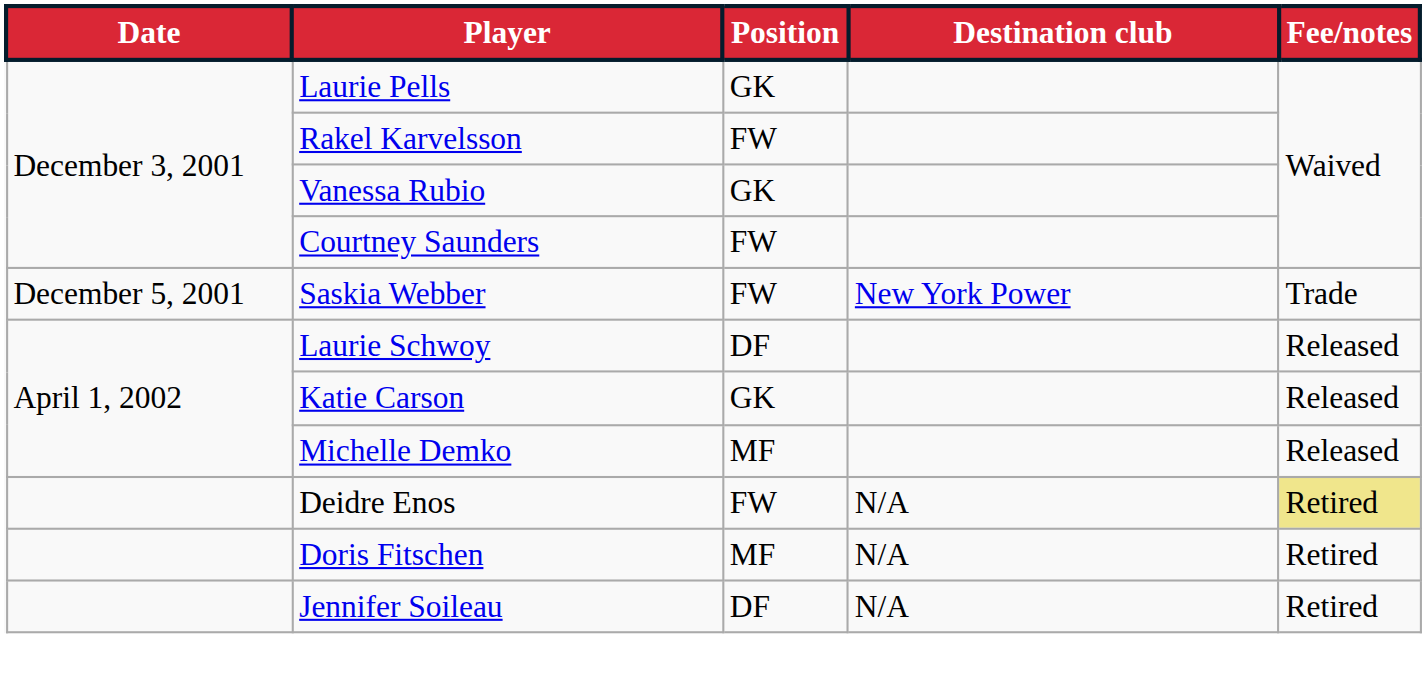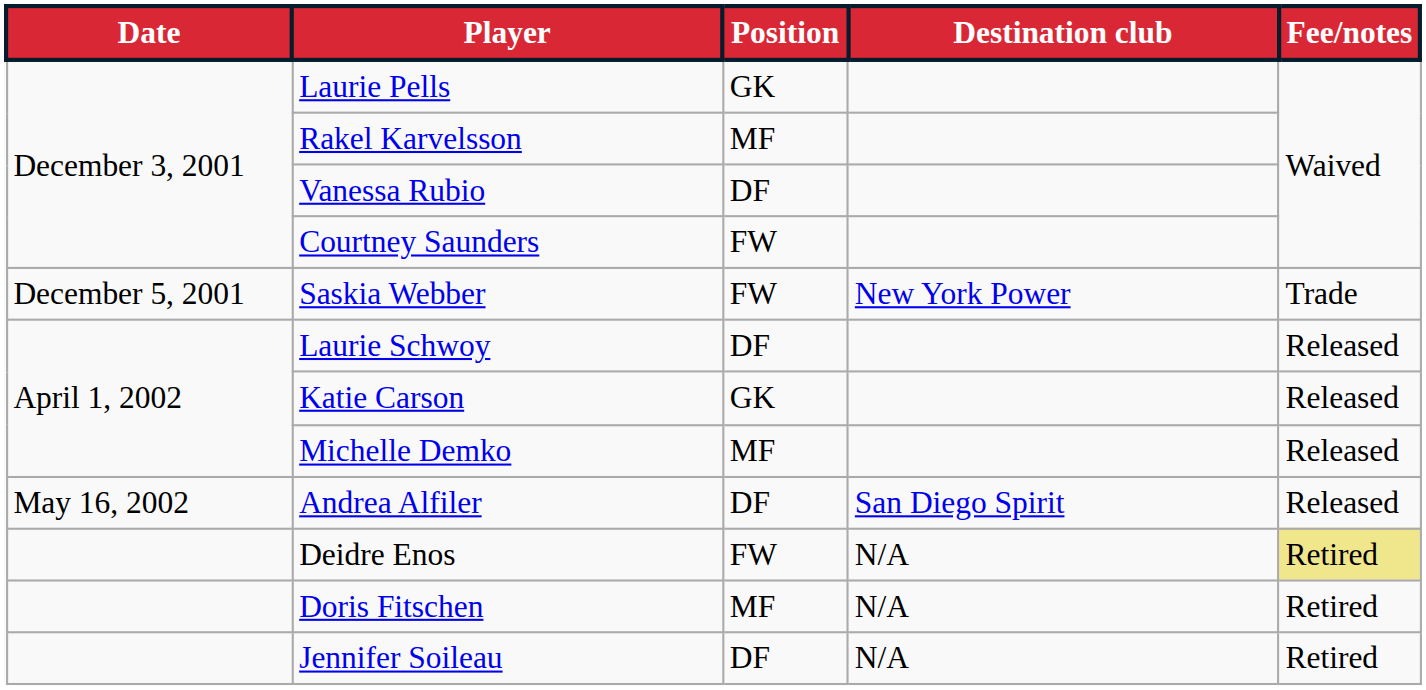(753, 138) FW -> (753, 138) MF
(753, 190) GK -> (750, 190) DF
+ row: (390, 501)
